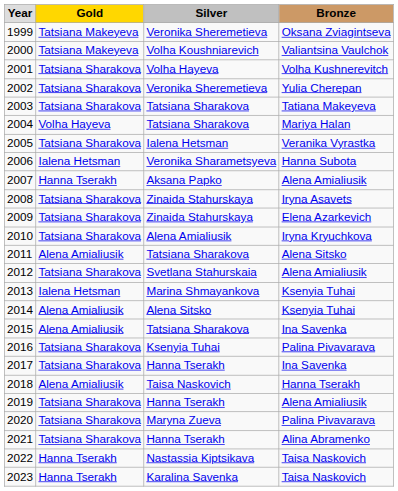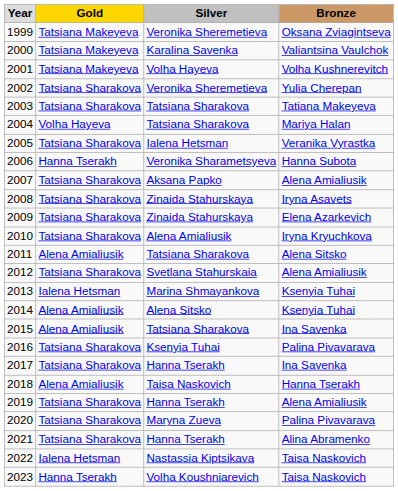(203, 50) Volha Koushniarevich -> (192, 50) Karalina Savenka
(90, 69) Tatsiana Sharakova -> (88, 69) Tatsiana Makeyeva
(79, 161) Ialena Hetsman -> (78, 161) Hanna Tserakh
(78, 180) Hanna Tserakh -> (90, 180) Tatsiana Sharakova
(78, 458) Hanna Tserakh -> (79, 458) Ialena Hetsman
(192, 476) Karalina Savenka -> (203, 476) Volha Koushniarevich
